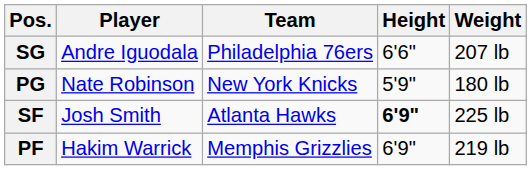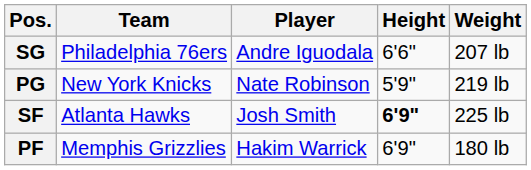columns swapped: (130, 20) <-> (290, 20)
(482, 84) 180 lb -> (482, 84) 219 lb
(482, 148) 219 lb -> (482, 148) 180 lb
